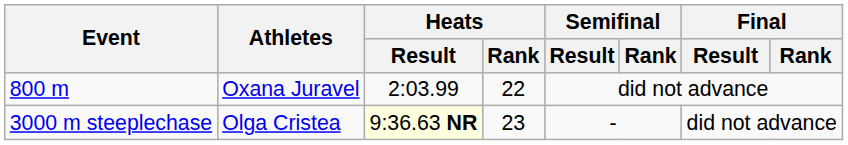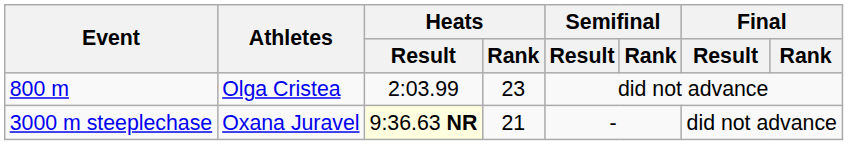(291, 89) Oxana Juravel -> (281, 89) Olga Cristea
(513, 89) 22 -> (513, 89) 23
(281, 123) Olga Cristea -> (291, 123) Oxana Juravel
(513, 123) 23 -> (513, 123) 21
